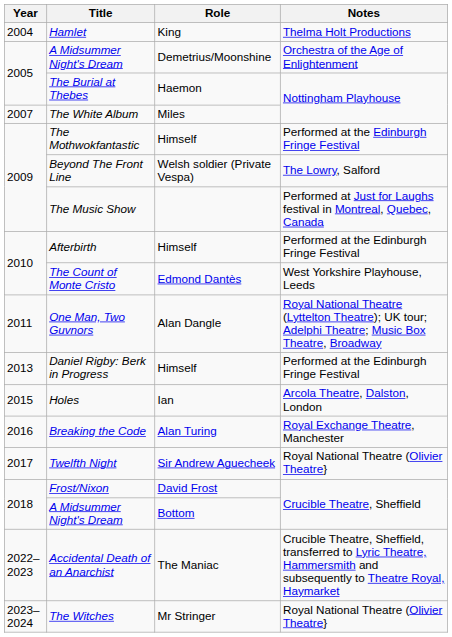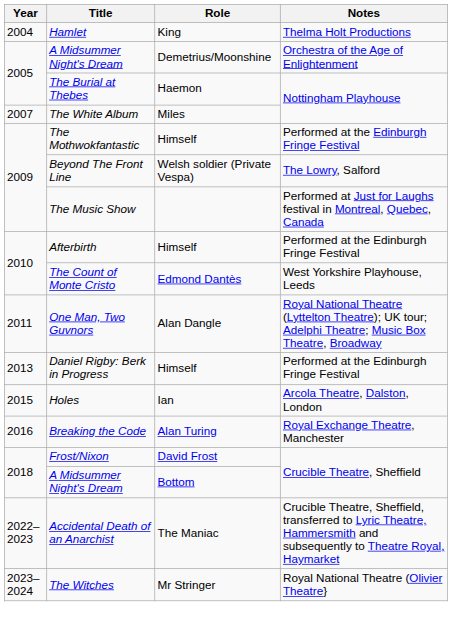- row: (83, 463)
